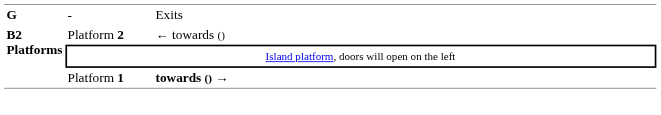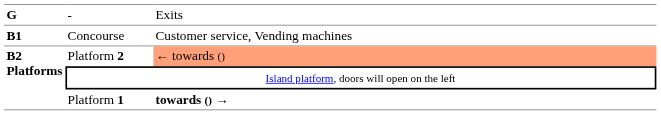+ row: (96, 35)
(190, 34) no background -> (190, 56) lightsalmon background
